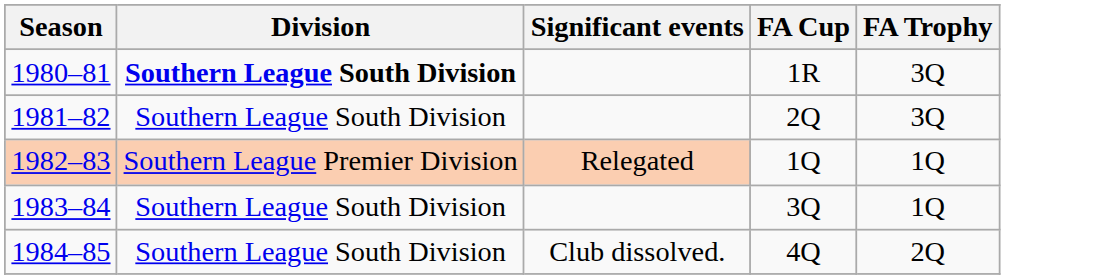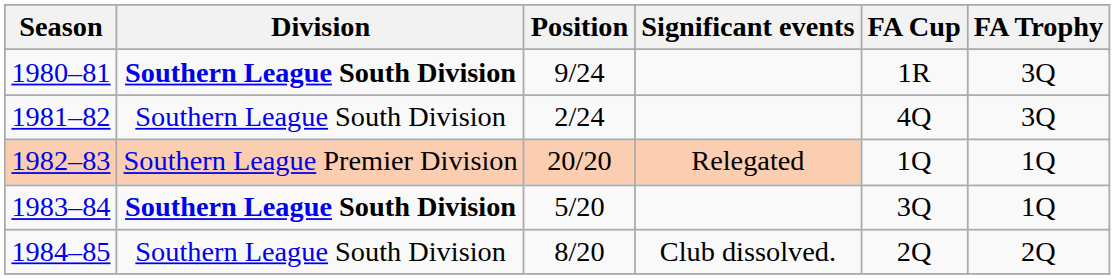+ column: (579, 26)
(803, 116) 2Q -> (914, 116) 4Q
(321, 206) normal -> (321, 206) bold
(803, 251) 4Q -> (914, 251) 2Q
